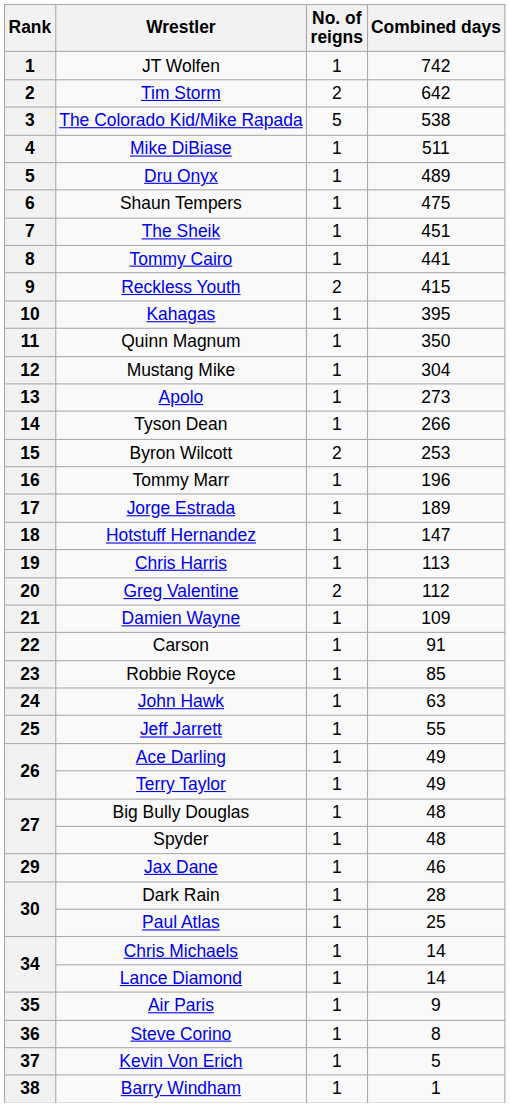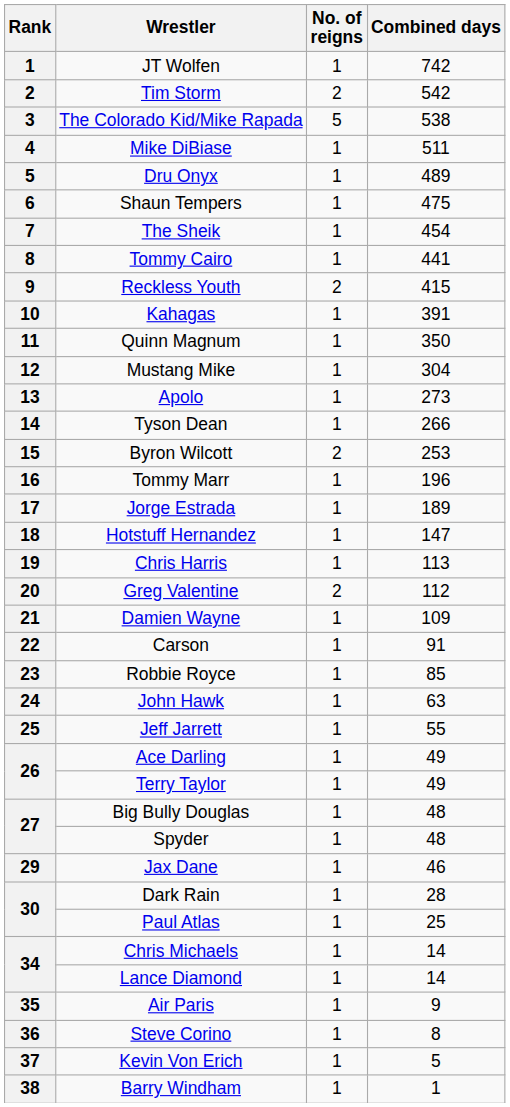(436, 93) 642 -> (436, 93) 542
(436, 231) 451 -> (436, 231) 454
(436, 314) 395 -> (436, 314) 391
